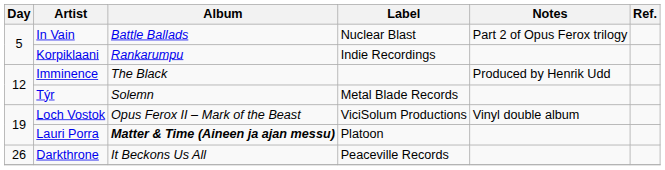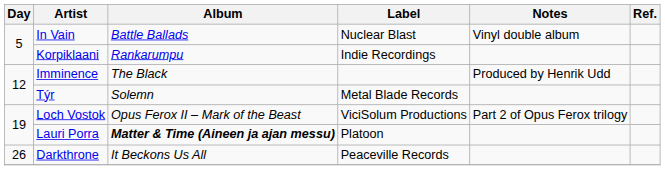(550, 34) Part 2 of Opus Ferox trilogy -> (526, 34) Vinyl double album
(526, 114) Vinyl double album -> (550, 114) Part 2 of Opus Ferox trilogy
